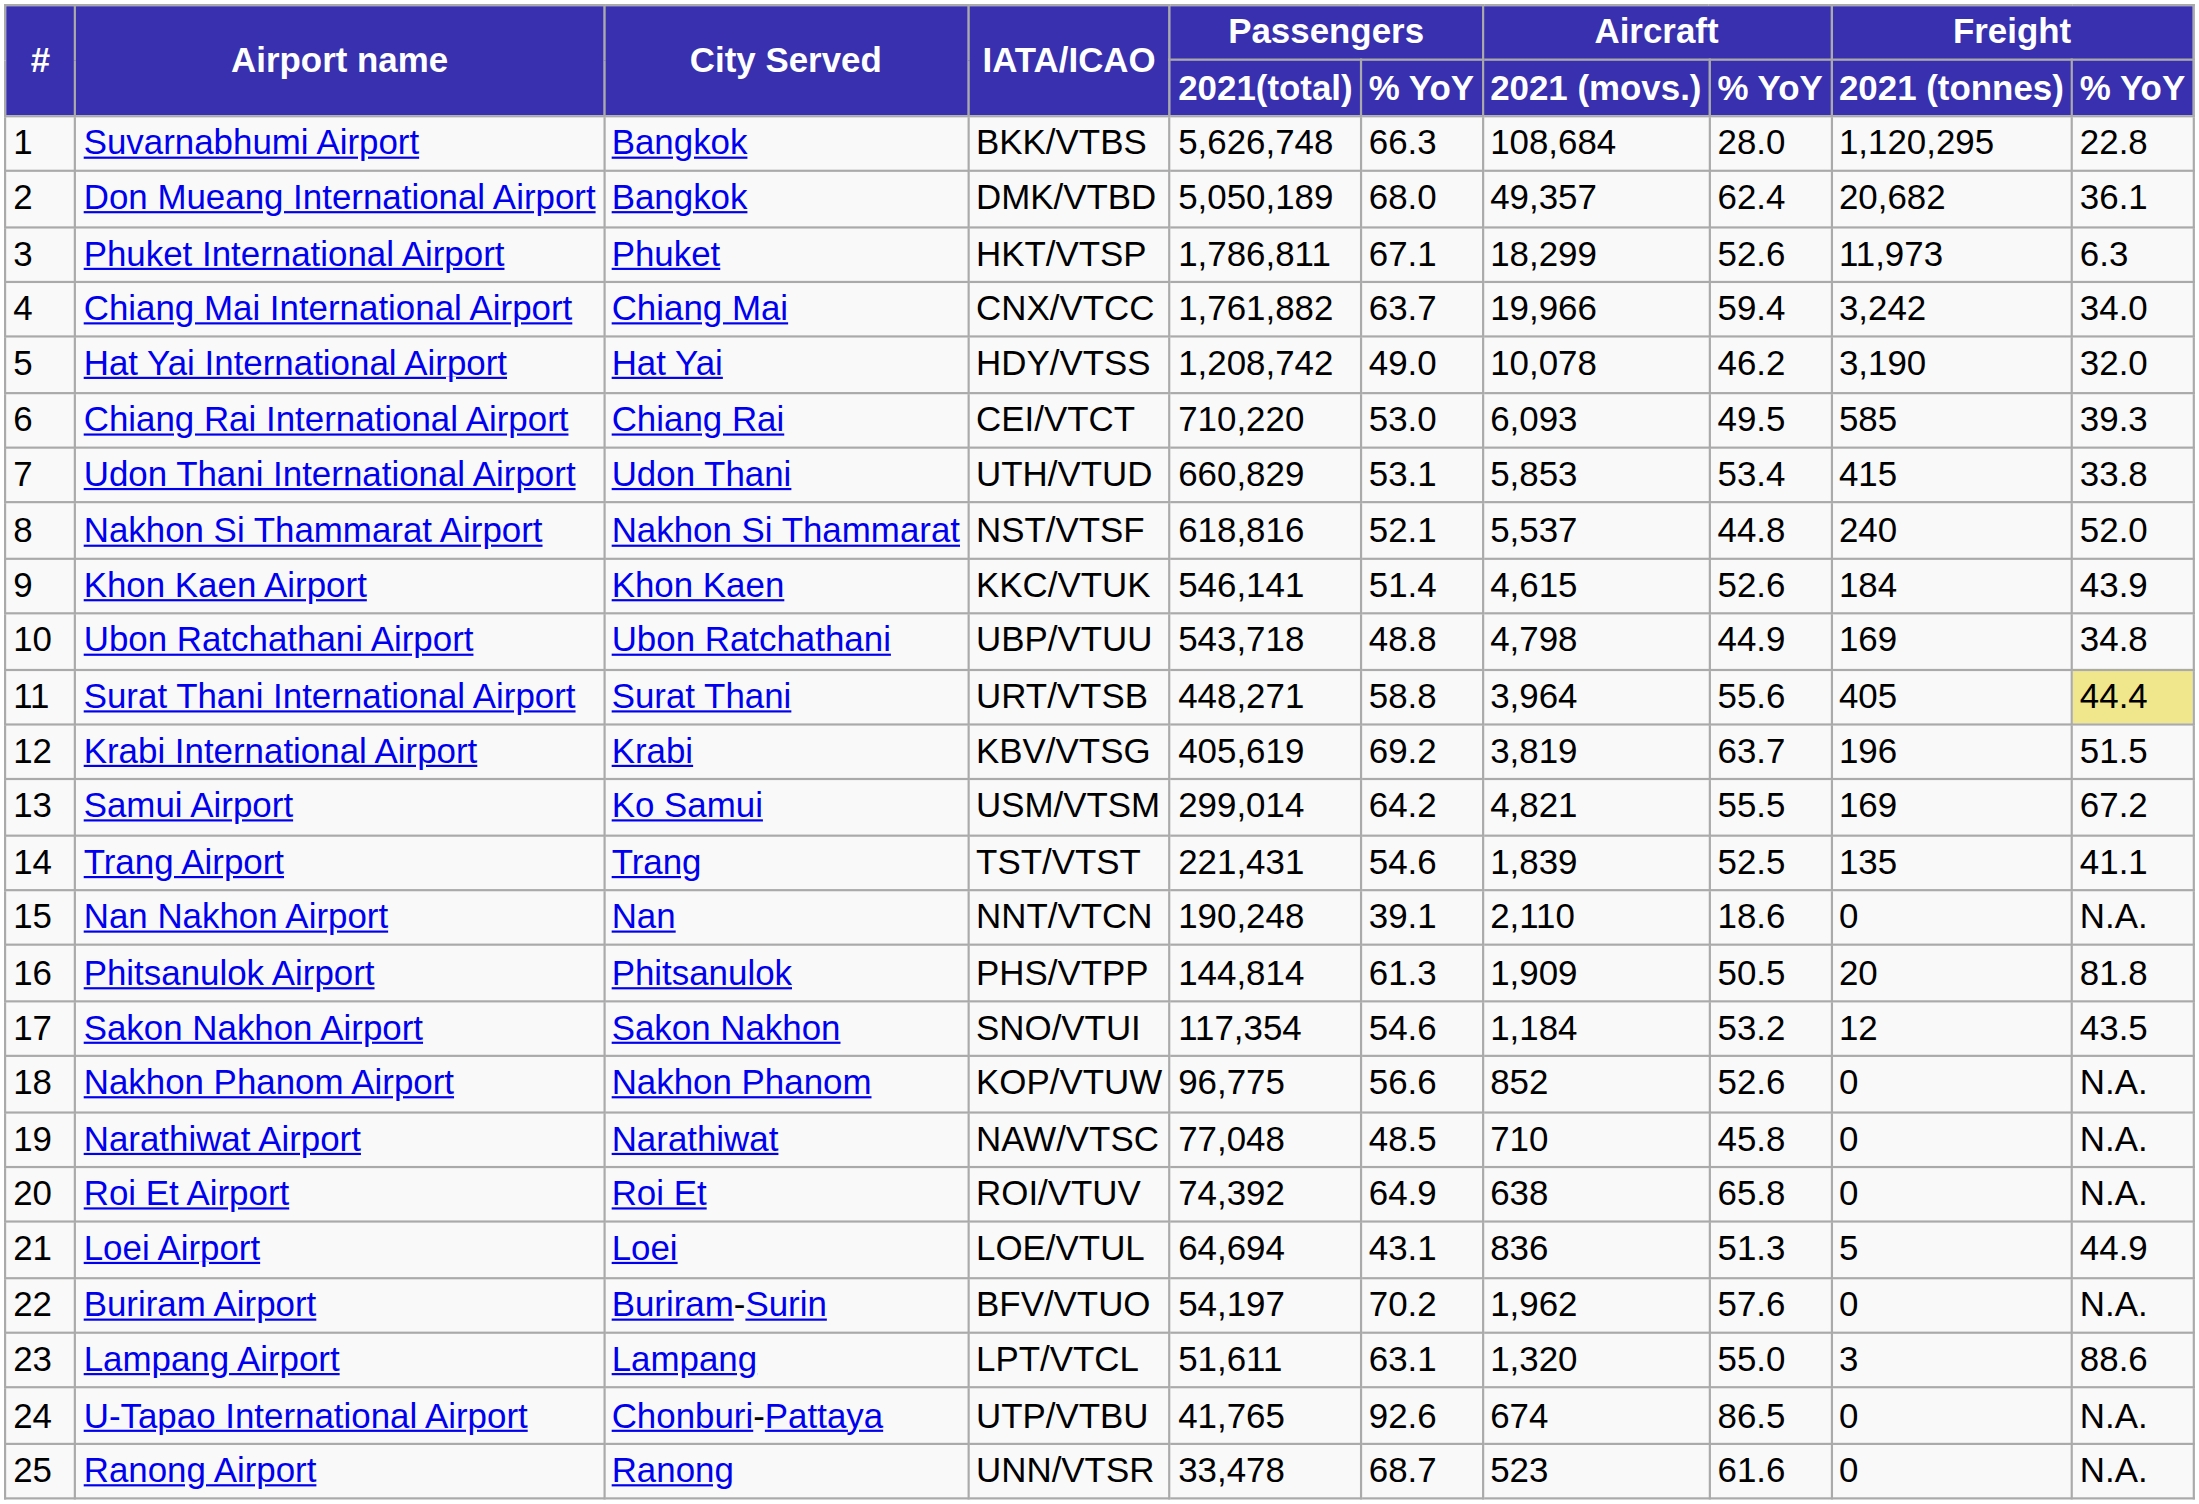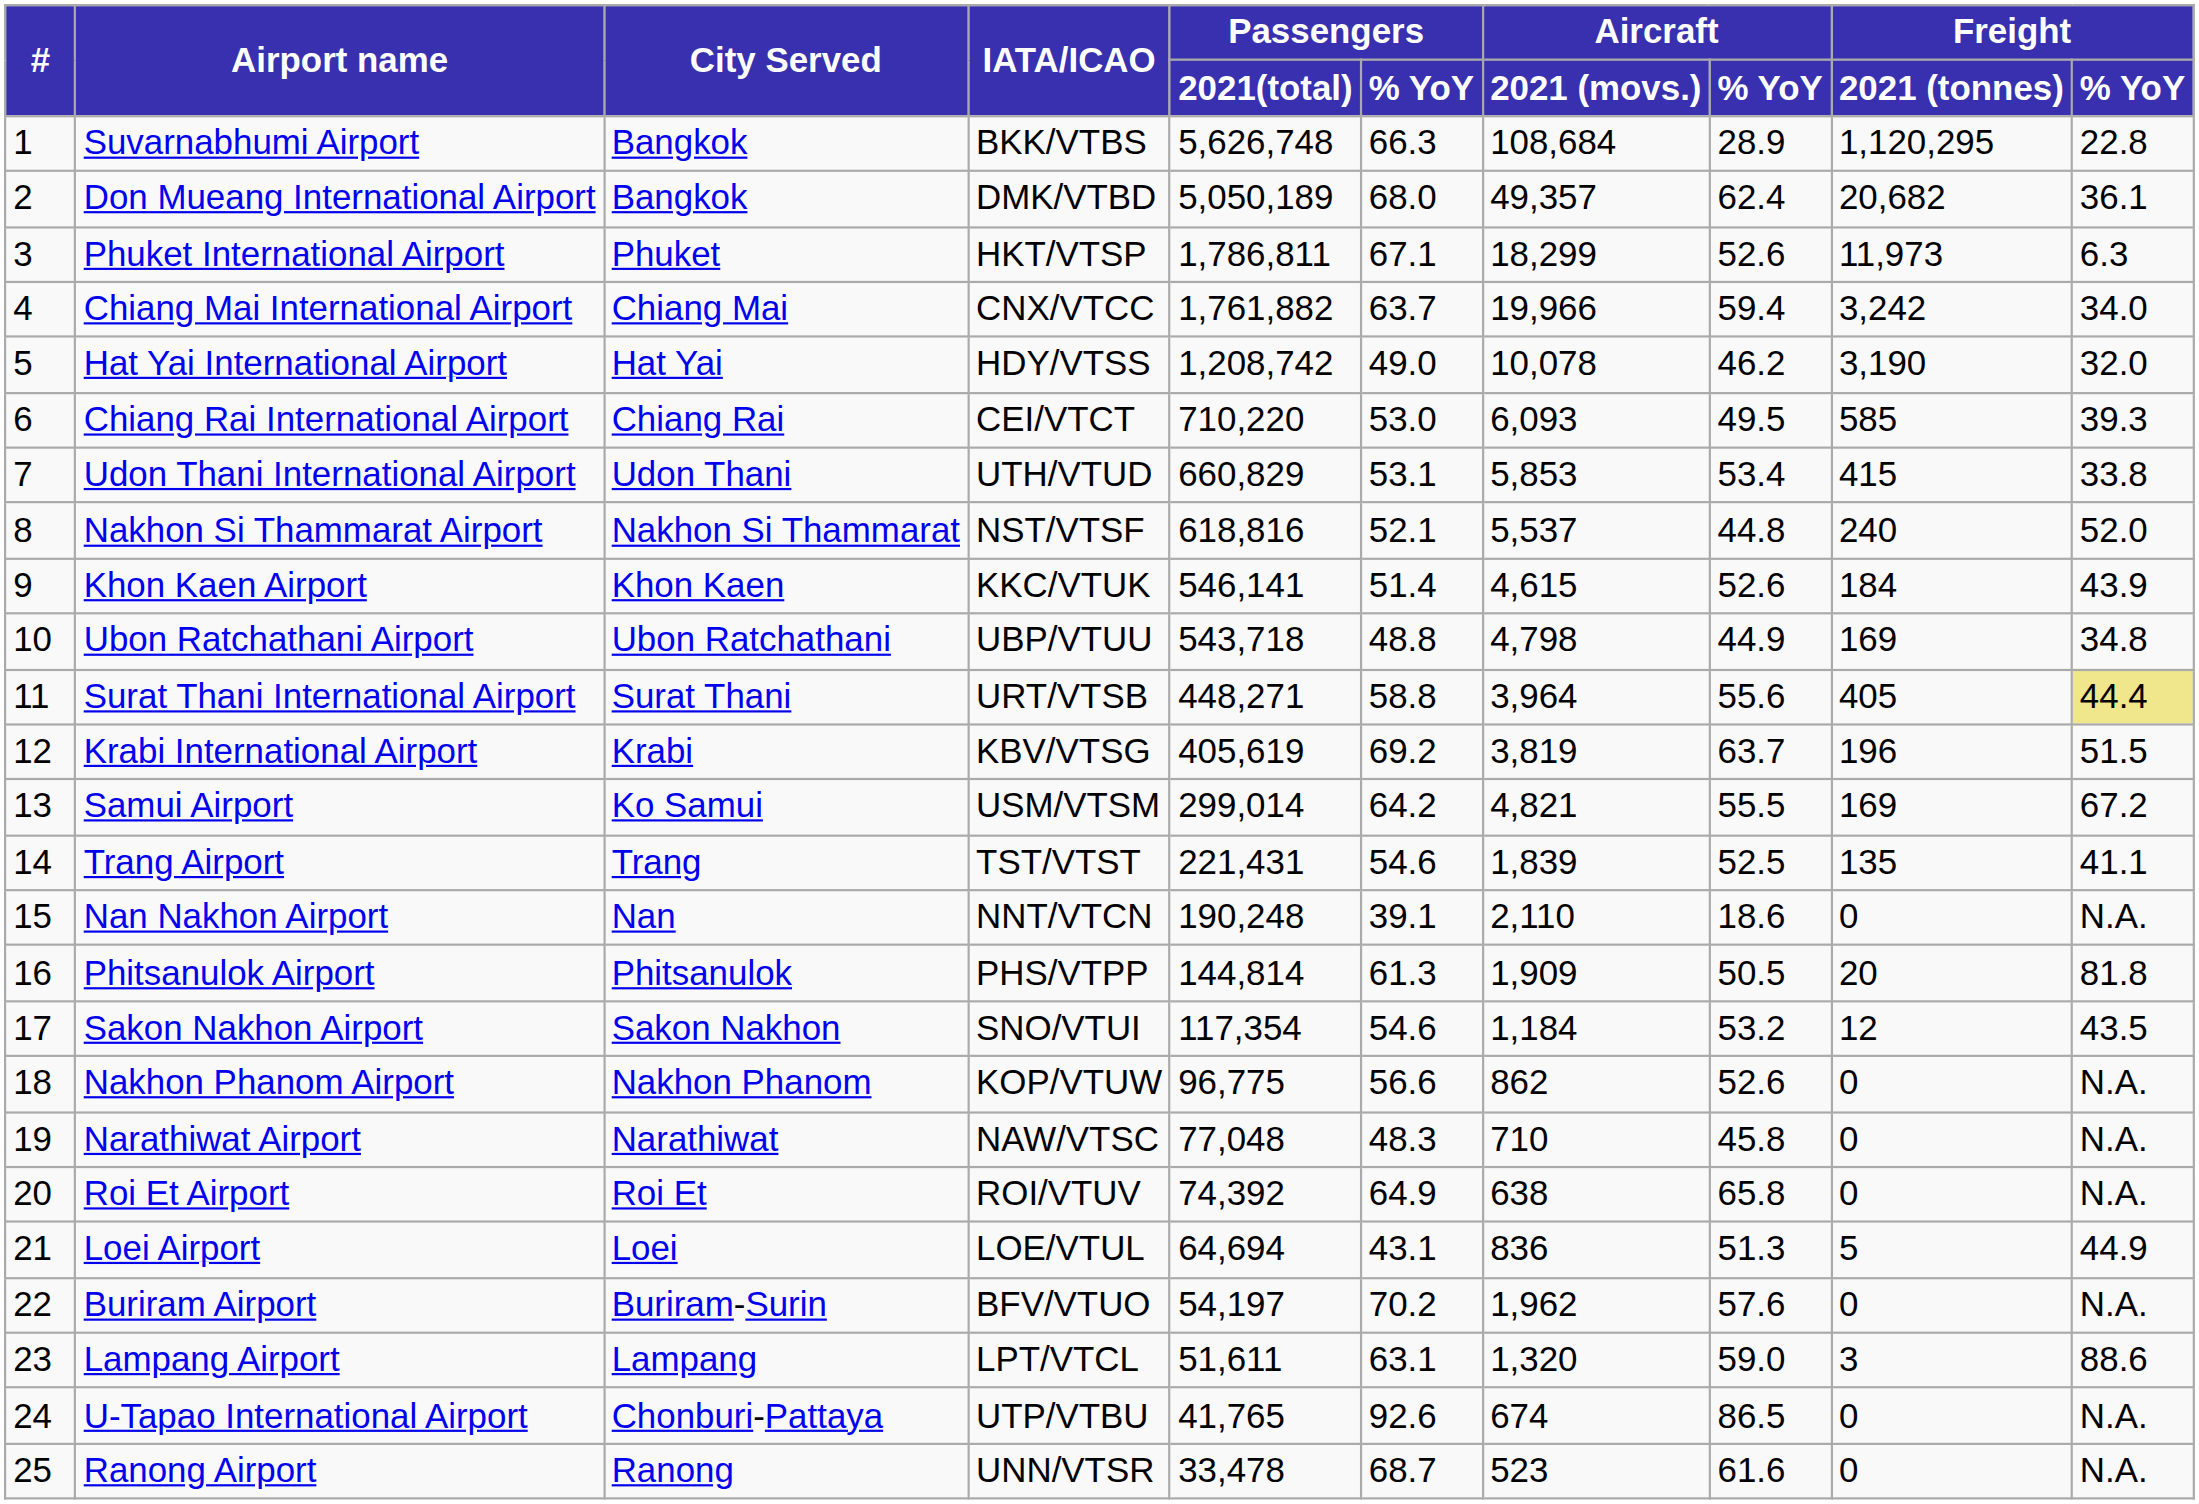(1751, 142) 28.0 -> (1751, 142) 28.9
(1519, 1083) 852 -> (1519, 1083) 862
(1403, 1138) 48.5 -> (1403, 1138) 48.3
(1751, 1359) 55.0 -> (1751, 1359) 59.0
